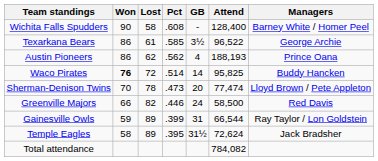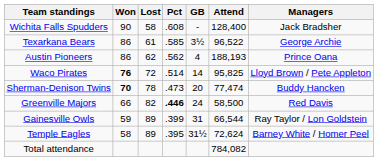(311, 27) Barney White / Homer Peel -> (311, 27) Jack Bradsher
(311, 73) Buddy Hancken -> (311, 73) Lloyd Brown / Pete Appleton
(126, 88) normal -> (126, 88) bold
(311, 88) Lloyd Brown / Pete Appleton -> (311, 88) Buddy Hancken
(174, 103) normal -> (174, 103) bold
(311, 133) Jack Bradsher -> (311, 133) Barney White / Homer Peel
